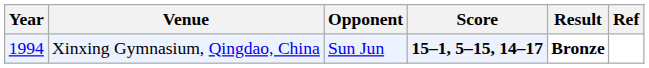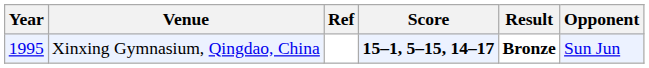columns swapped: (366, 19) <-> (626, 19)
(26, 48) 1994 -> (26, 48) 1995
